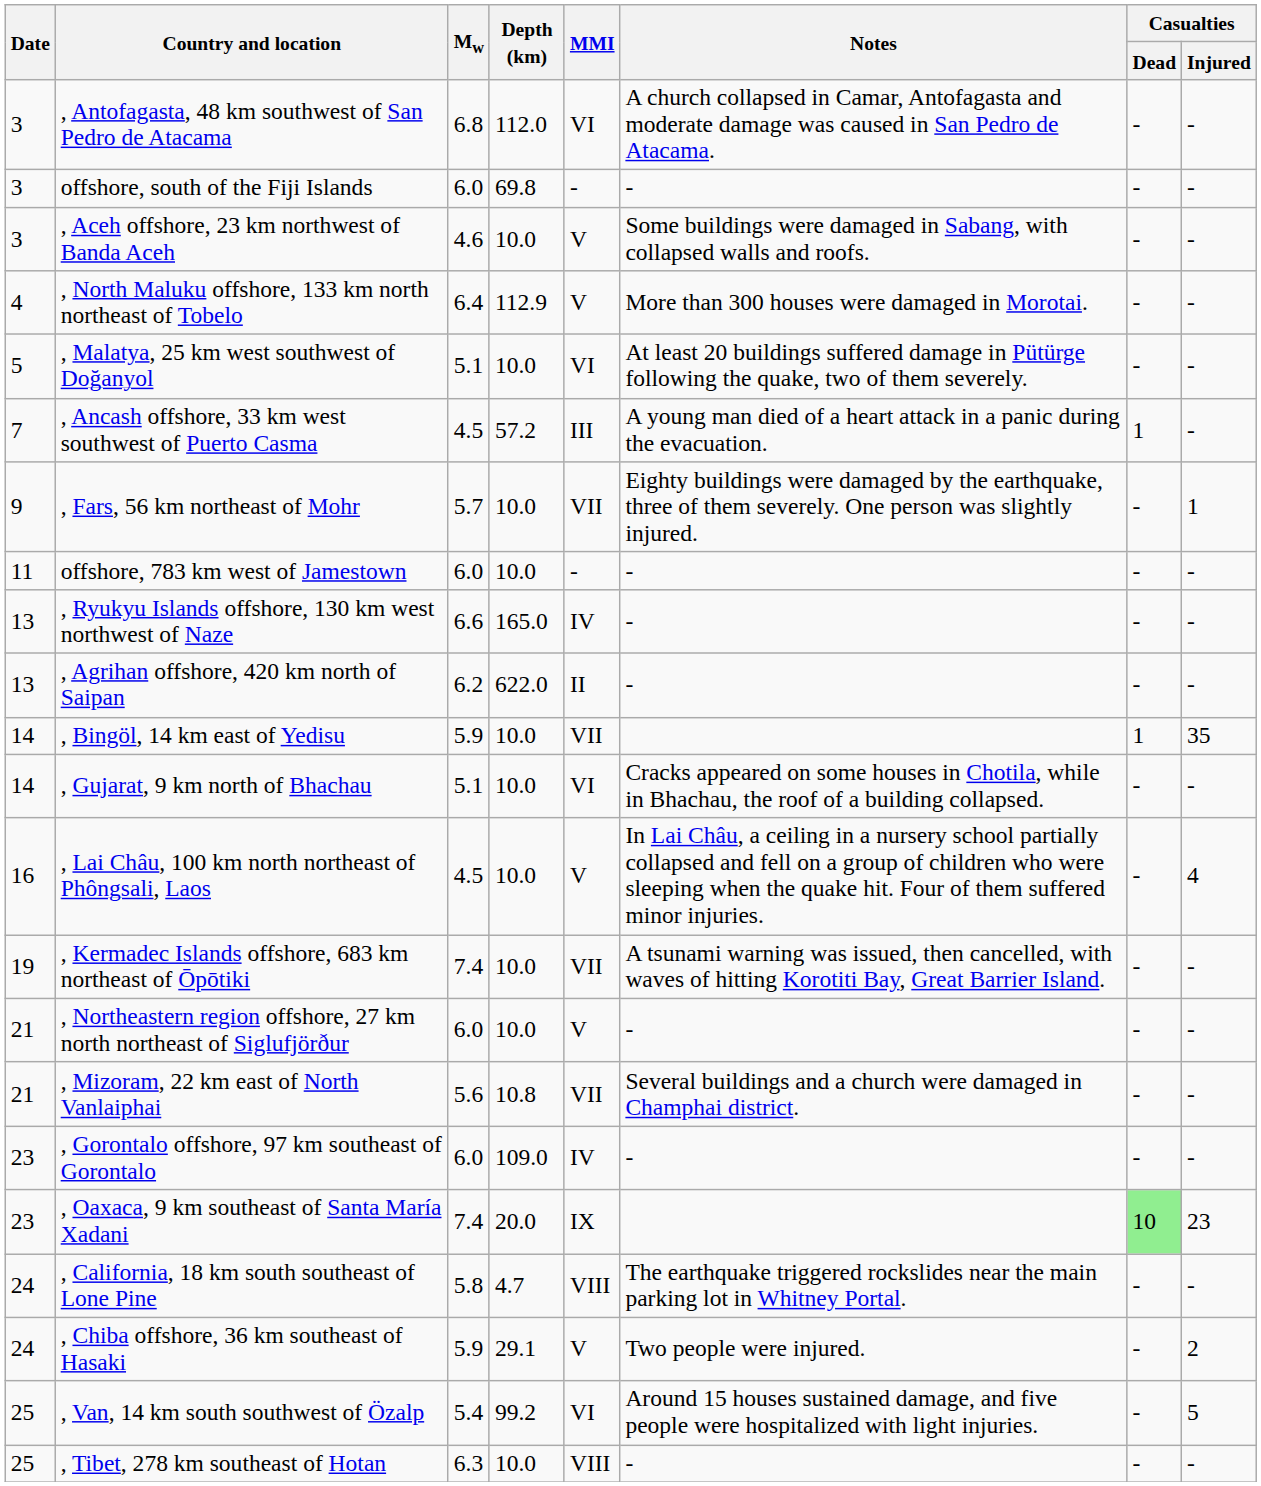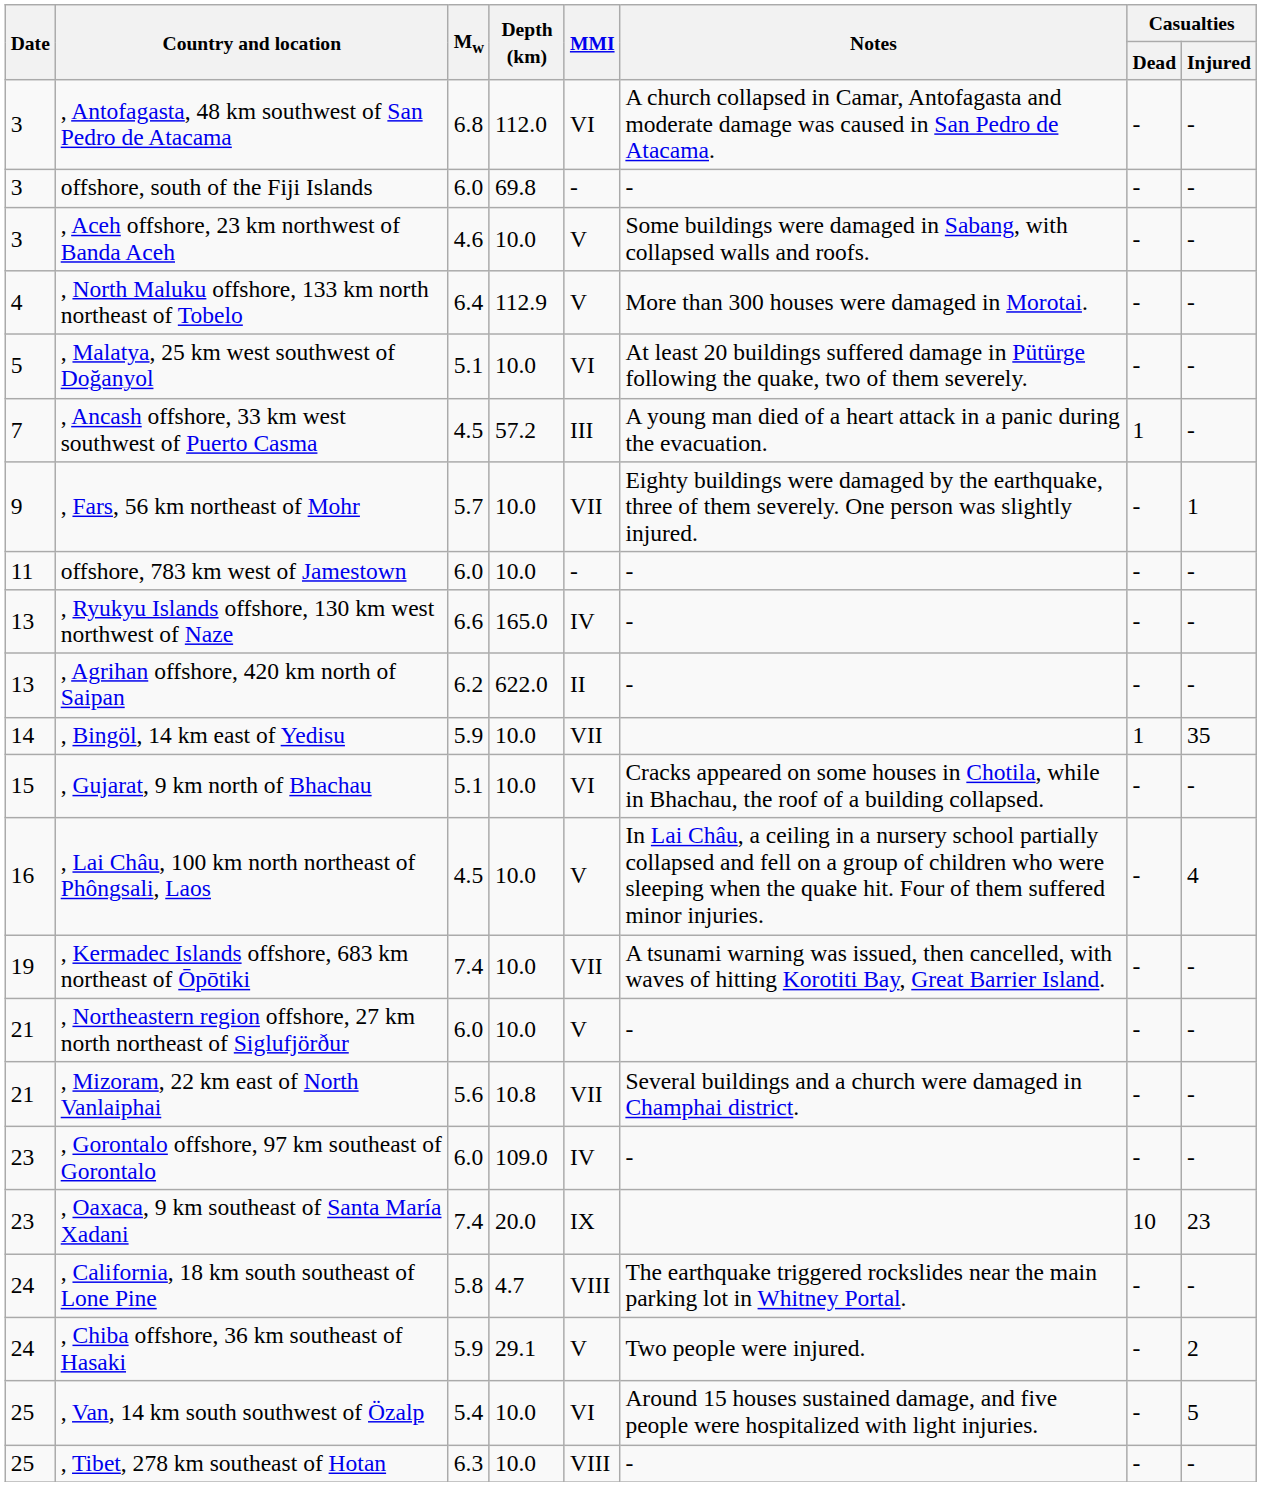(22, 785) 14 -> (22, 785) 15
(1144, 1221) lightgreen background -> (1144, 1221) no background
(515, 1412) 99.2 -> (515, 1412) 10.0
